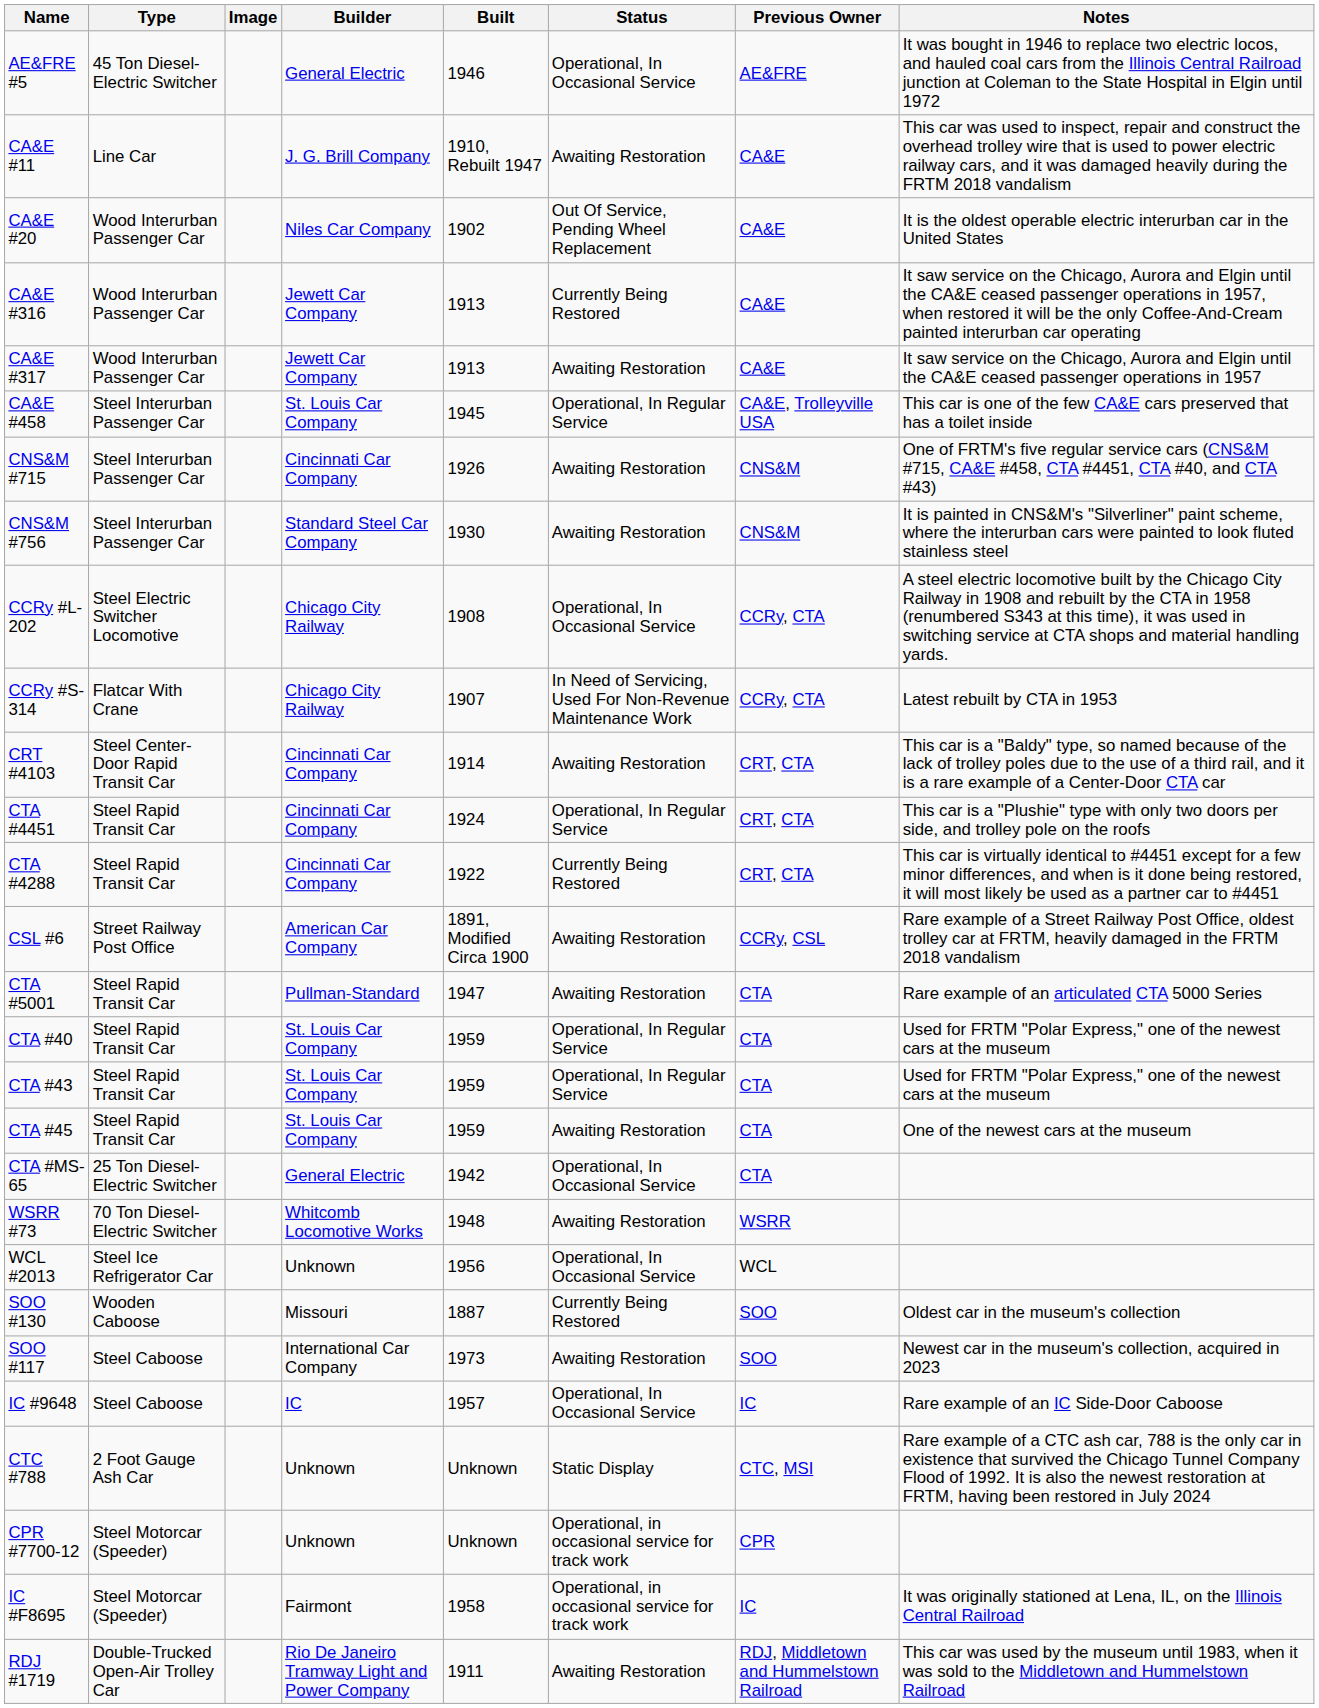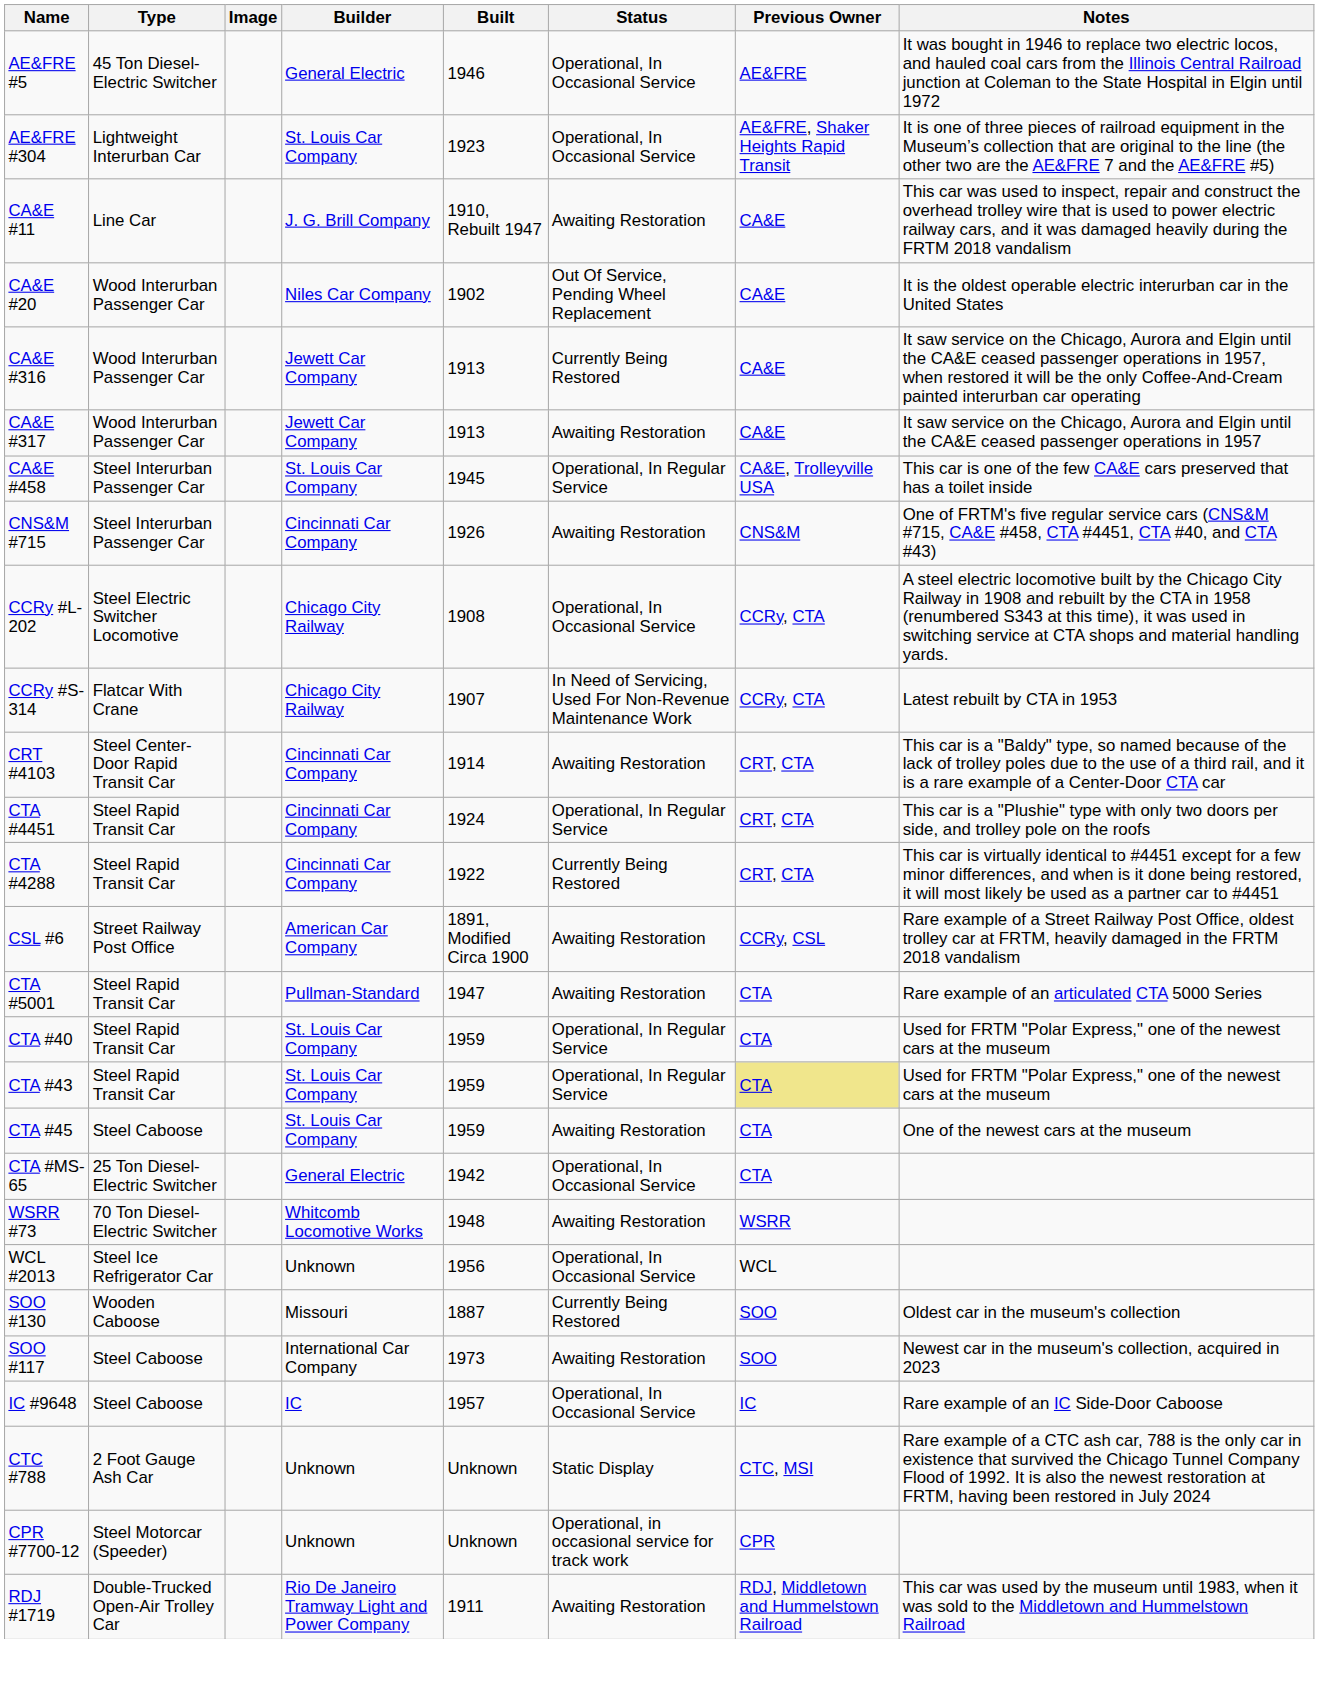+ row: (42, 146)
- row: (39, 533)
(756, 1085) no background -> (756, 1085) khaki background
(136, 1130) Steel Rapid Transit Car -> (148, 1130) Steel Caboose
- row: (37, 1606)
